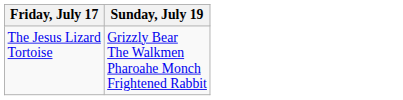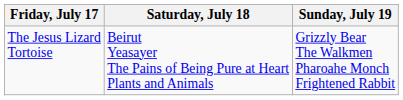+ column: (198, 15)
